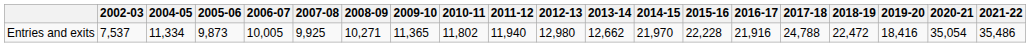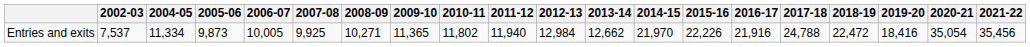(557, 32) 12,980 -> (557, 32) 12,984
(704, 32) 22,228 -> (704, 32) 22,226
(997, 32) 35,486 -> (997, 32) 35,456
